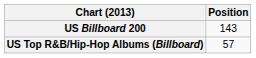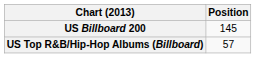(228, 28) 143 -> (228, 28) 145
